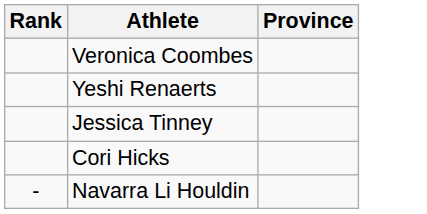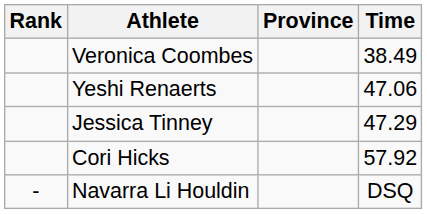+ column: (390, 21)
